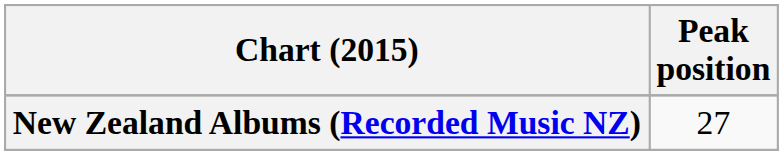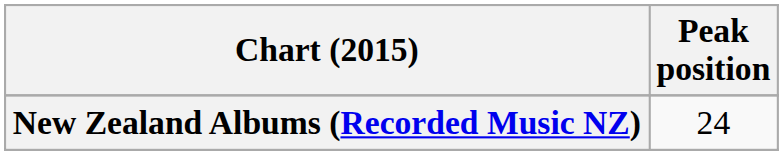(713, 122) 27 -> (713, 122) 24
